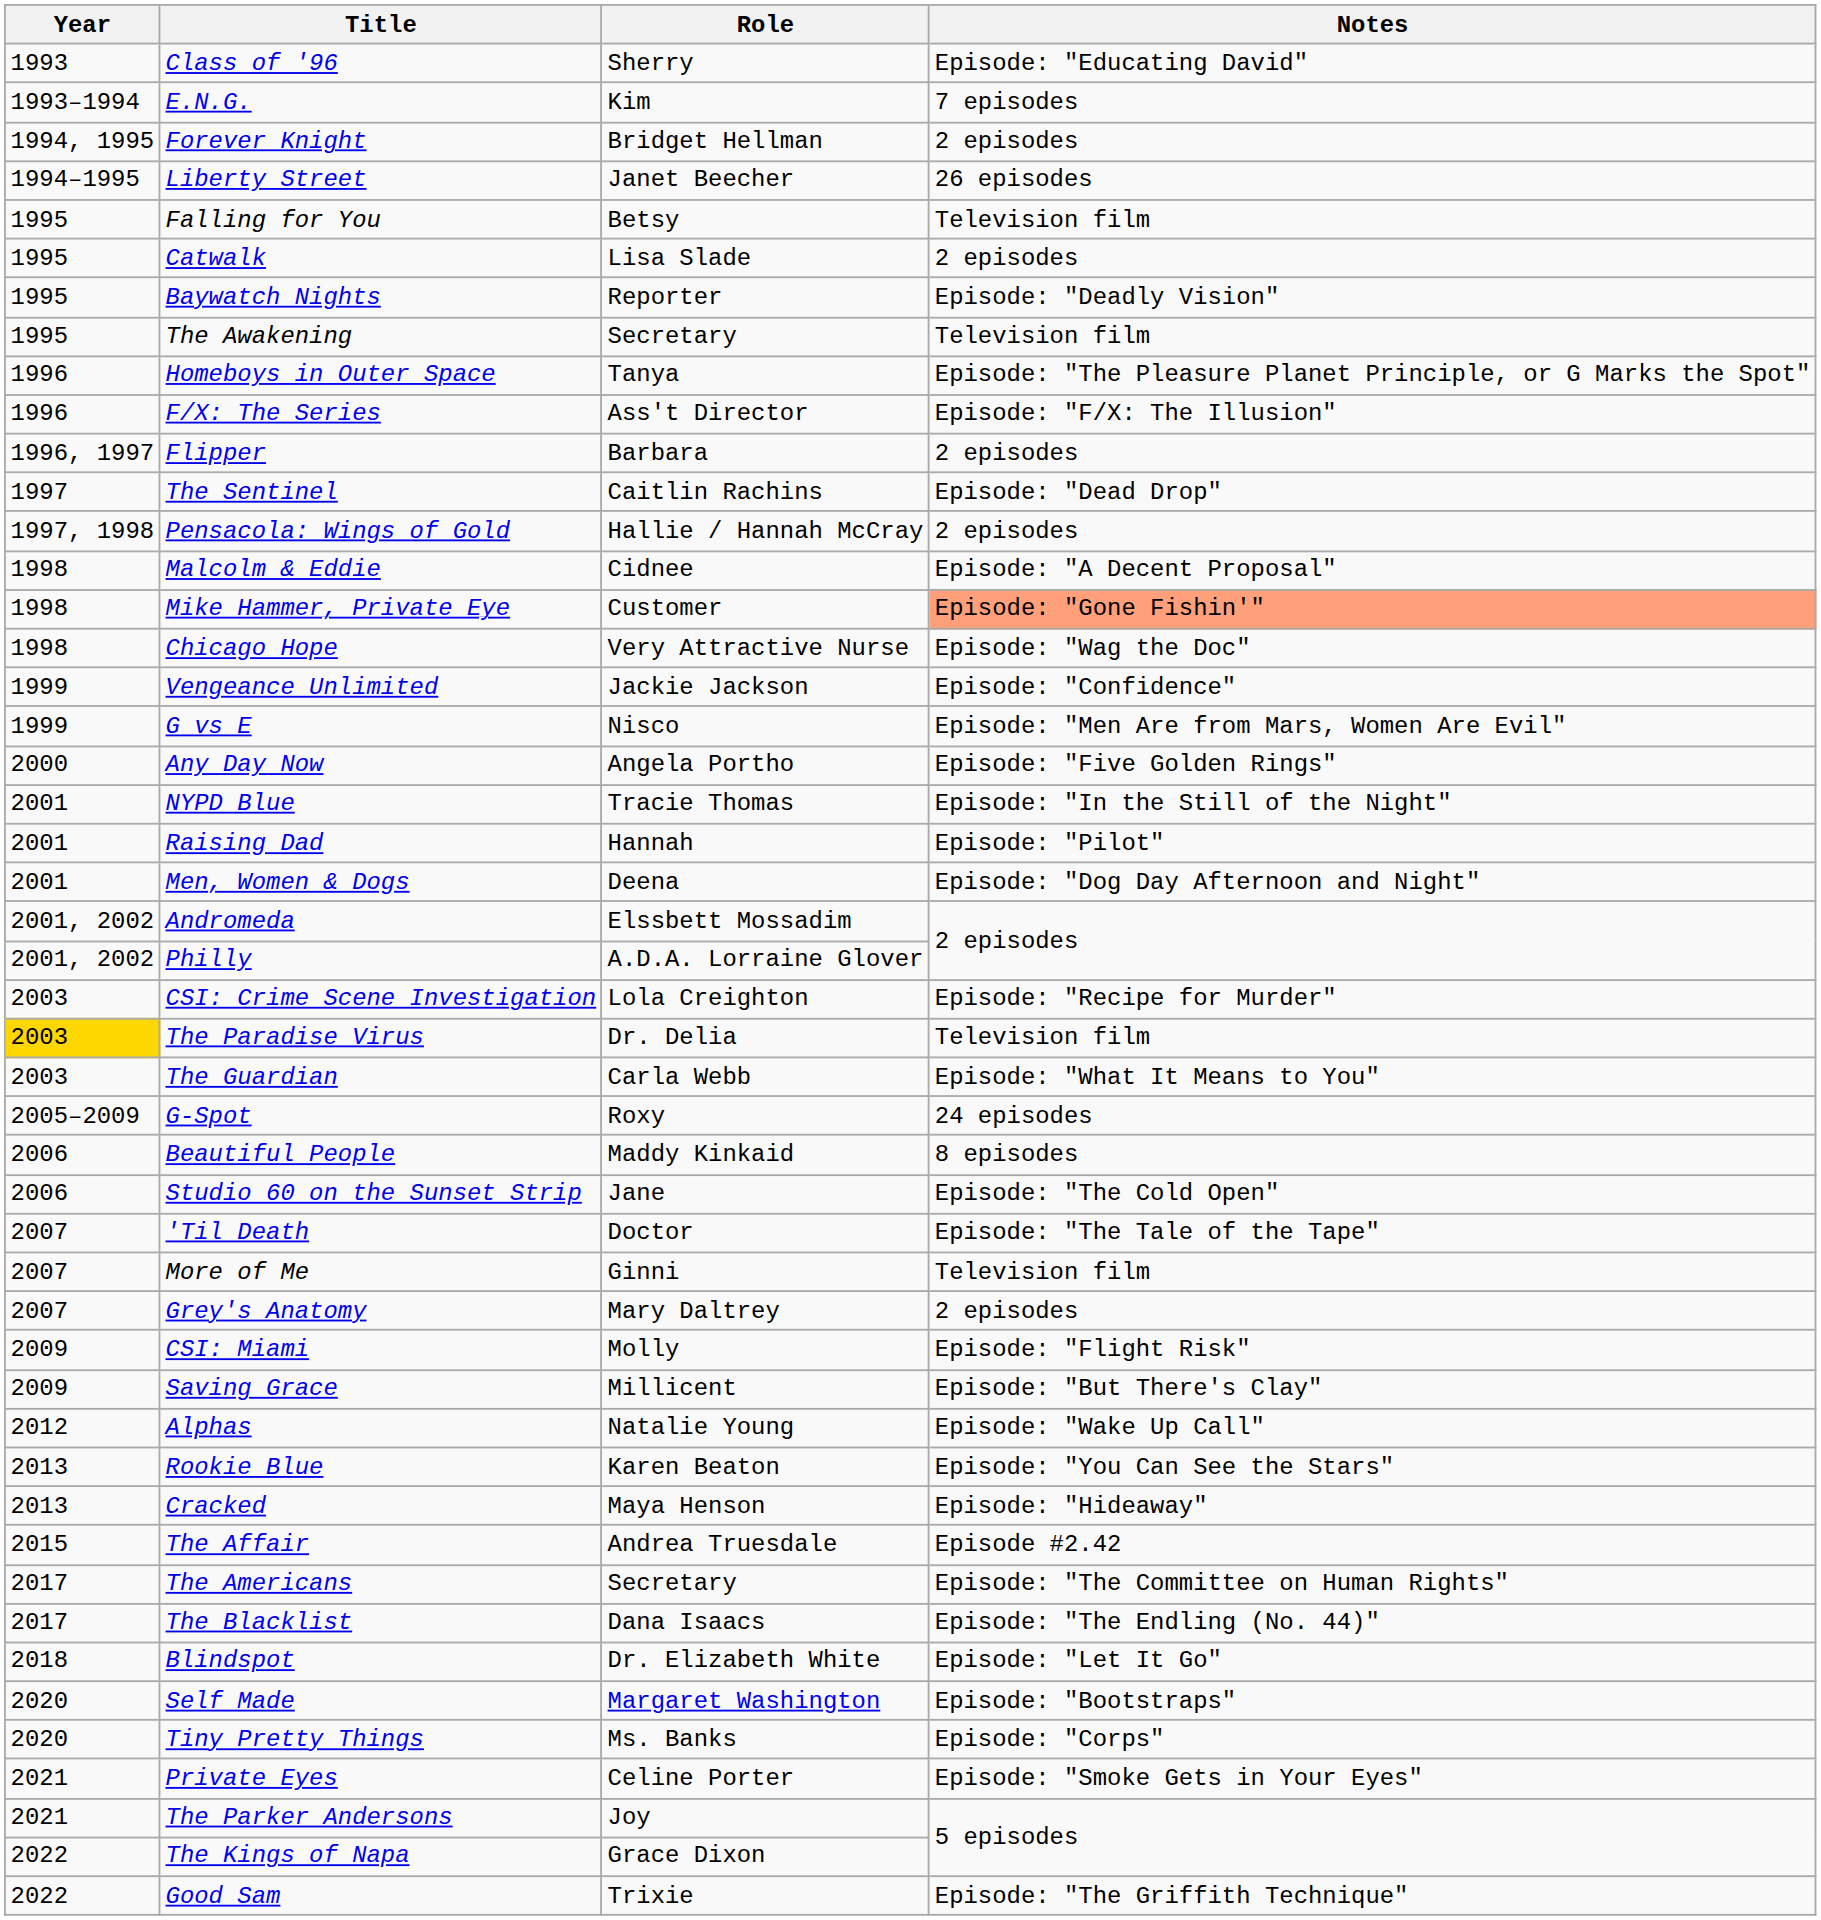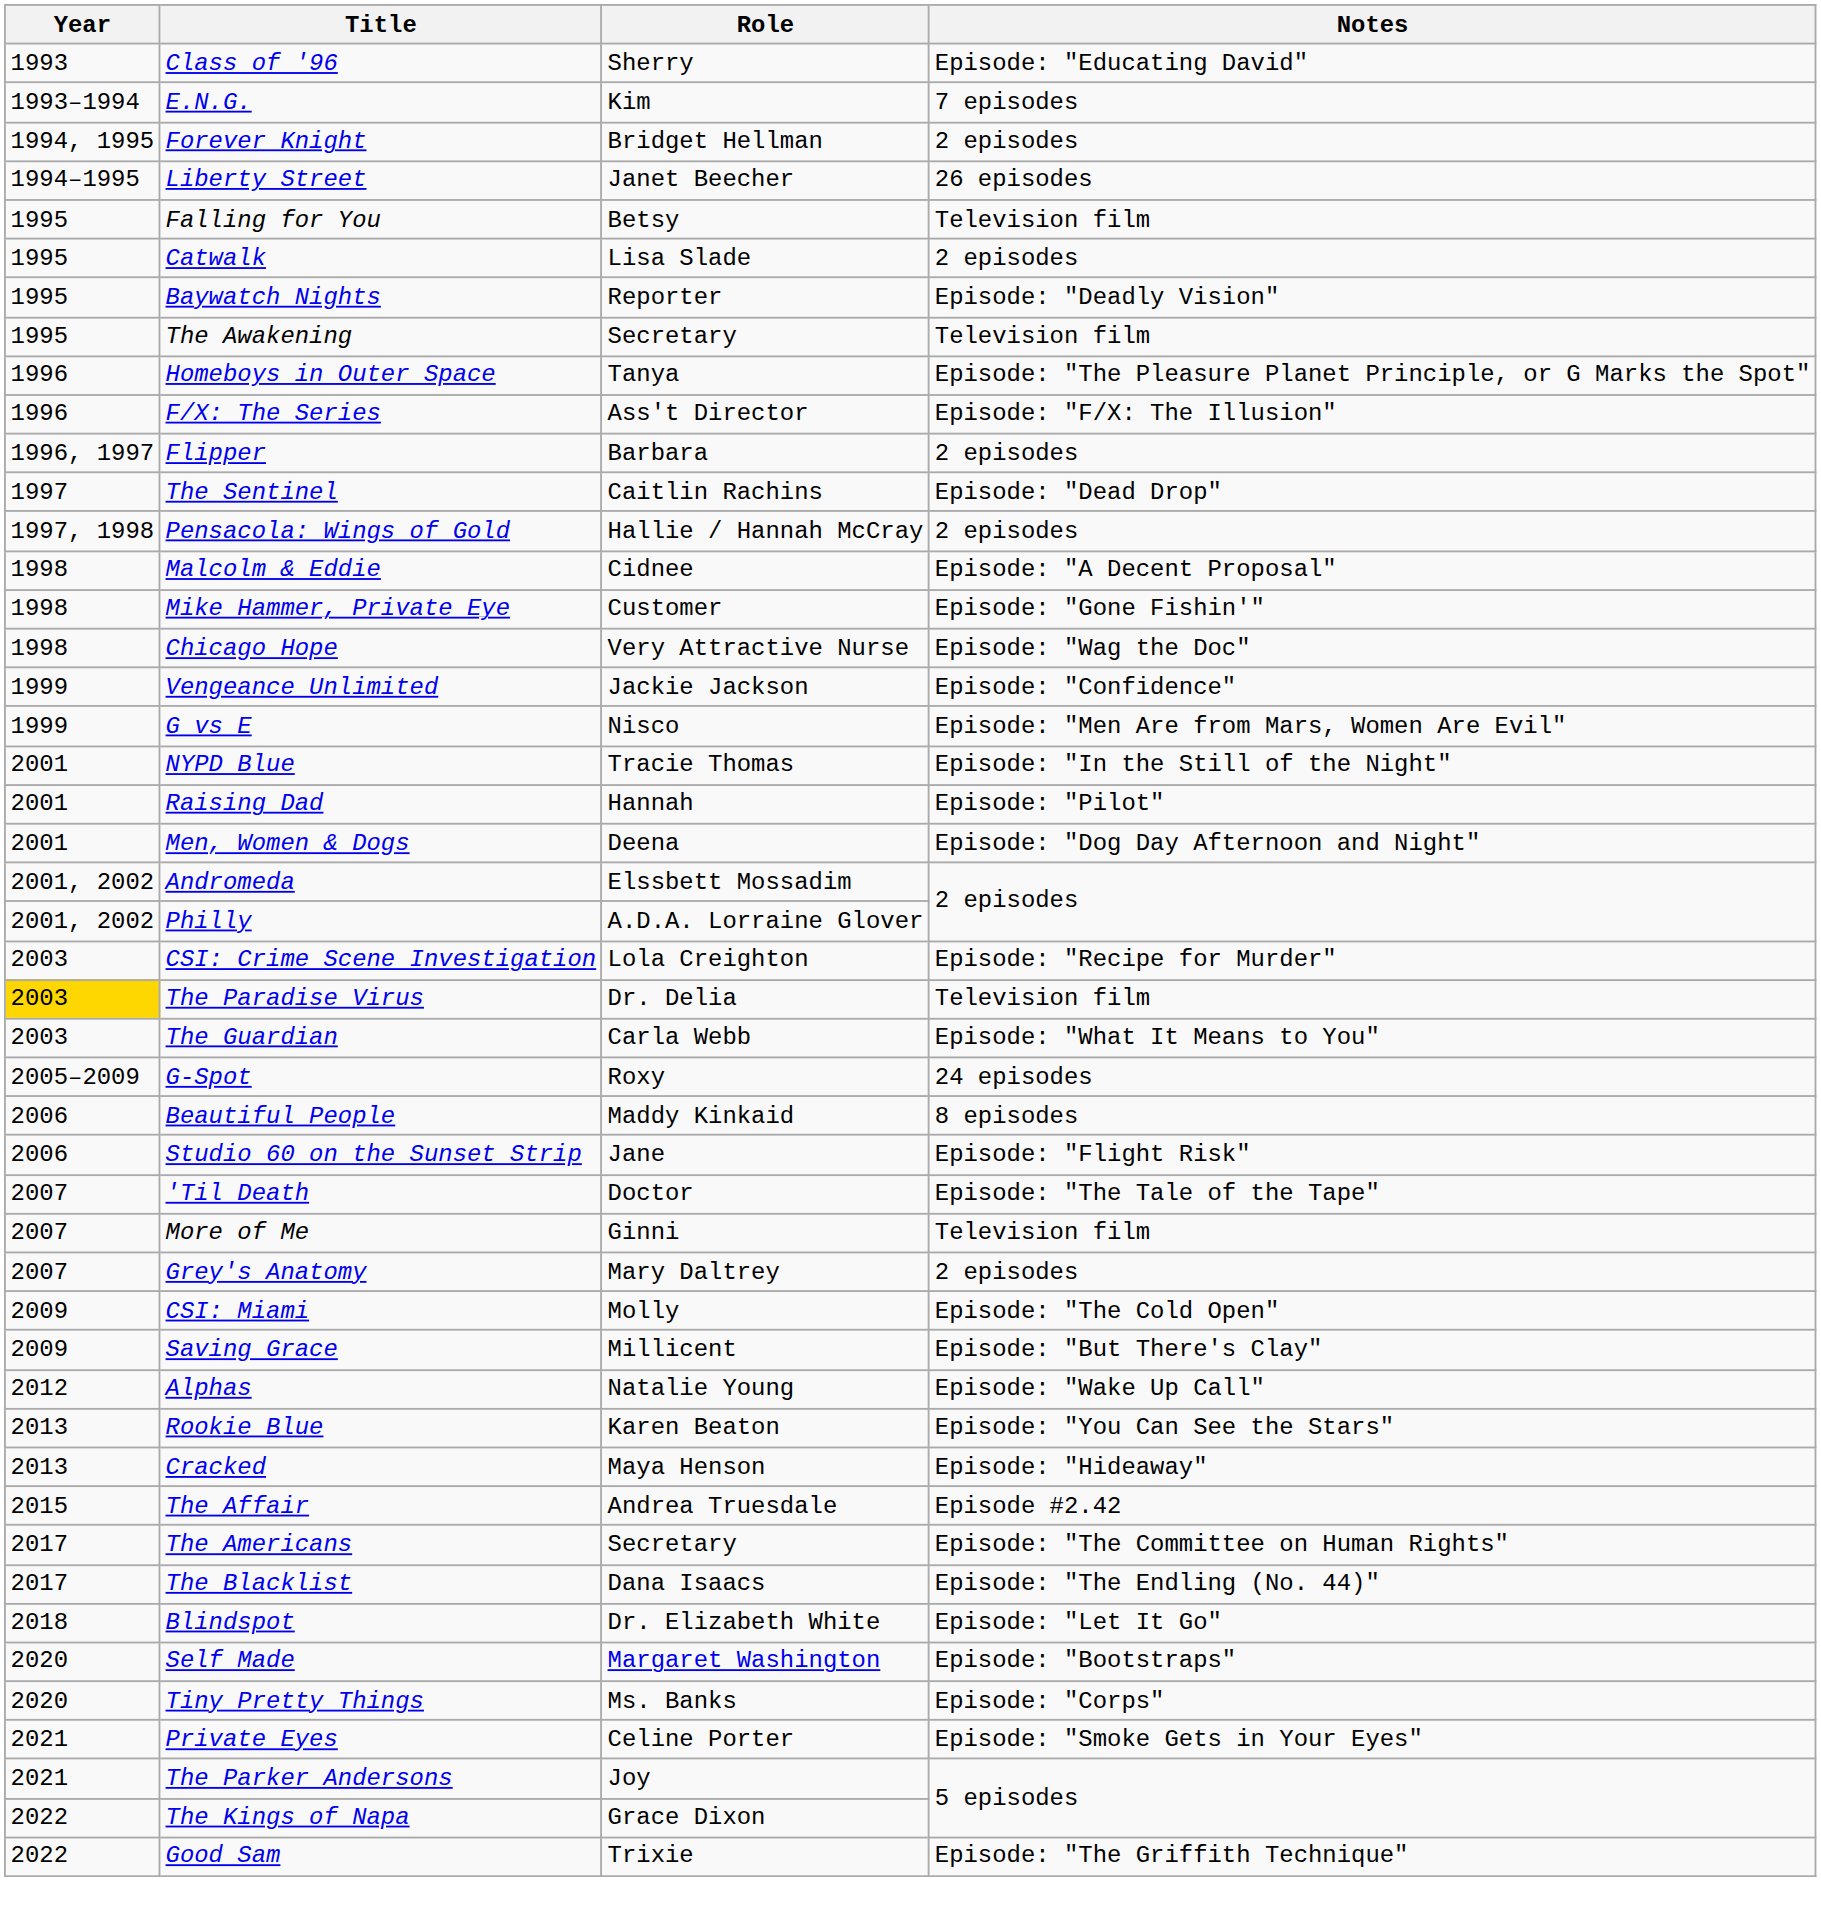(1100, 609) lightsalmon background -> (1100, 609) no background
- row: (245, 765)
(1107, 1194) Episode: "The Cold Open" -> (1093, 1155) Episode: "Flight Risk"
(1093, 1350) Episode: "Flight Risk" -> (1107, 1311) Episode: "The Cold Open"
